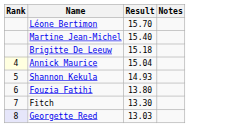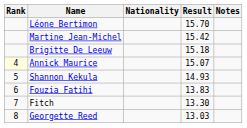+ column: (152, 11)
(140, 37) 15.40 -> (197, 37) 15.42
(140, 63) 15.04 -> (197, 63) 15.07
(140, 90) 13.80 -> (197, 90) 13.83
(16, 116) lavender background -> (16, 116) no background
